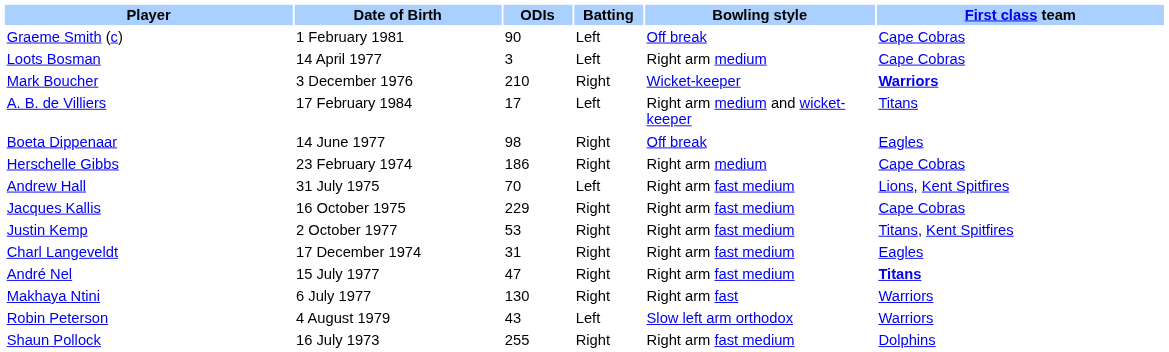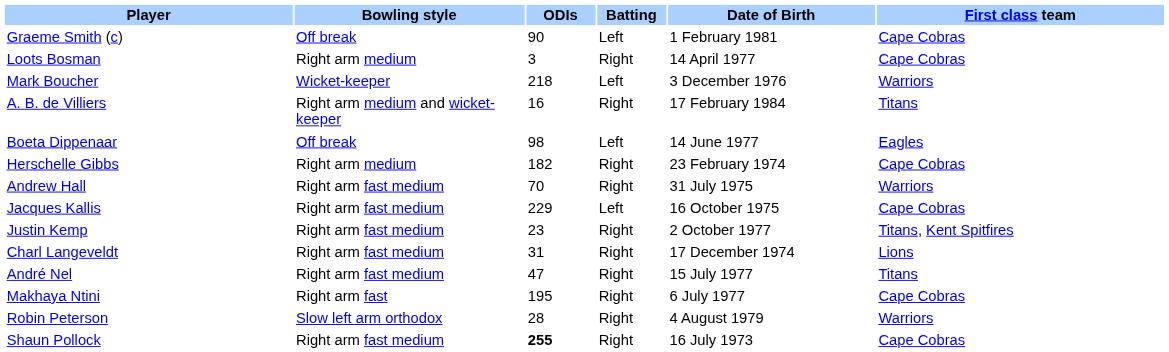columns swapped: (398, 14) <-> (760, 14)
(588, 59) Left -> (616, 59) Right
(517, 81) 210 -> (540, 81) 218
(593, 81) Right -> (611, 81) Left
(908, 81) bold -> (906, 81) normal
(513, 103) 17 -> (536, 103) 16
(588, 103) Left -> (616, 103) Right
(593, 141) Right -> (611, 141) Left
(517, 164) 186 -> (540, 164) 182
(588, 186) Left -> (616, 186) Right
(944, 186) Lions, Kent Spitfires -> (906, 186) Warriors
(593, 208) Right -> (611, 208) Left
(513, 230) 53 -> (536, 230) 23
(901, 252) Eagles -> (896, 252) Lions
(900, 274) bold -> (898, 274) normal
(517, 296) 130 -> (540, 296) 195
(906, 296) Warriors -> (922, 296) Cape Cobras
(513, 318) 43 -> (536, 318) 28
(588, 318) Left -> (616, 318) Right
(517, 340) normal -> (540, 340) bold
(907, 340) Dolphins -> (922, 340) Cape Cobras
